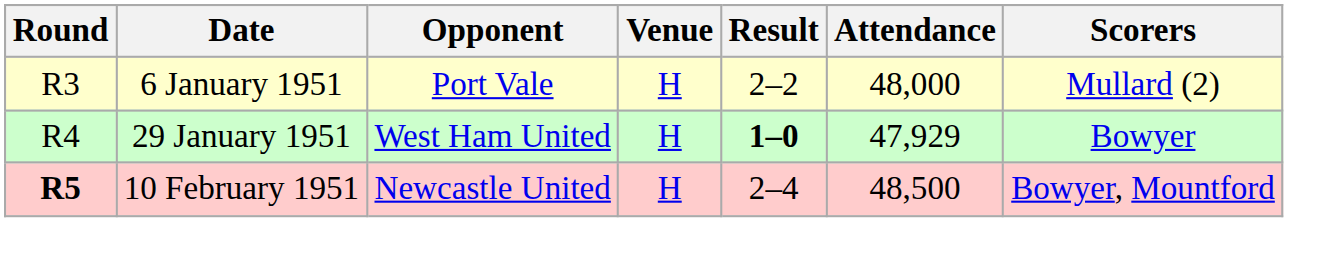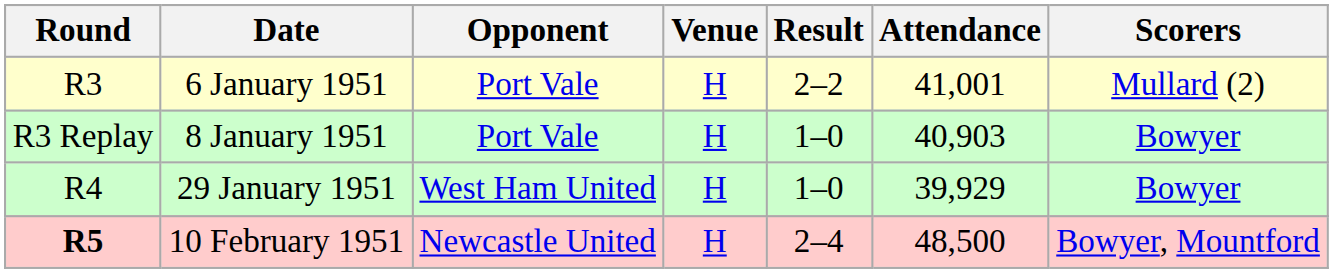(915, 83) 48,000 -> (960, 83) 41,001
+ row: (286, 135)
(774, 135) bold -> (819, 188) normal
(915, 135) 47,929 -> (960, 188) 39,929
